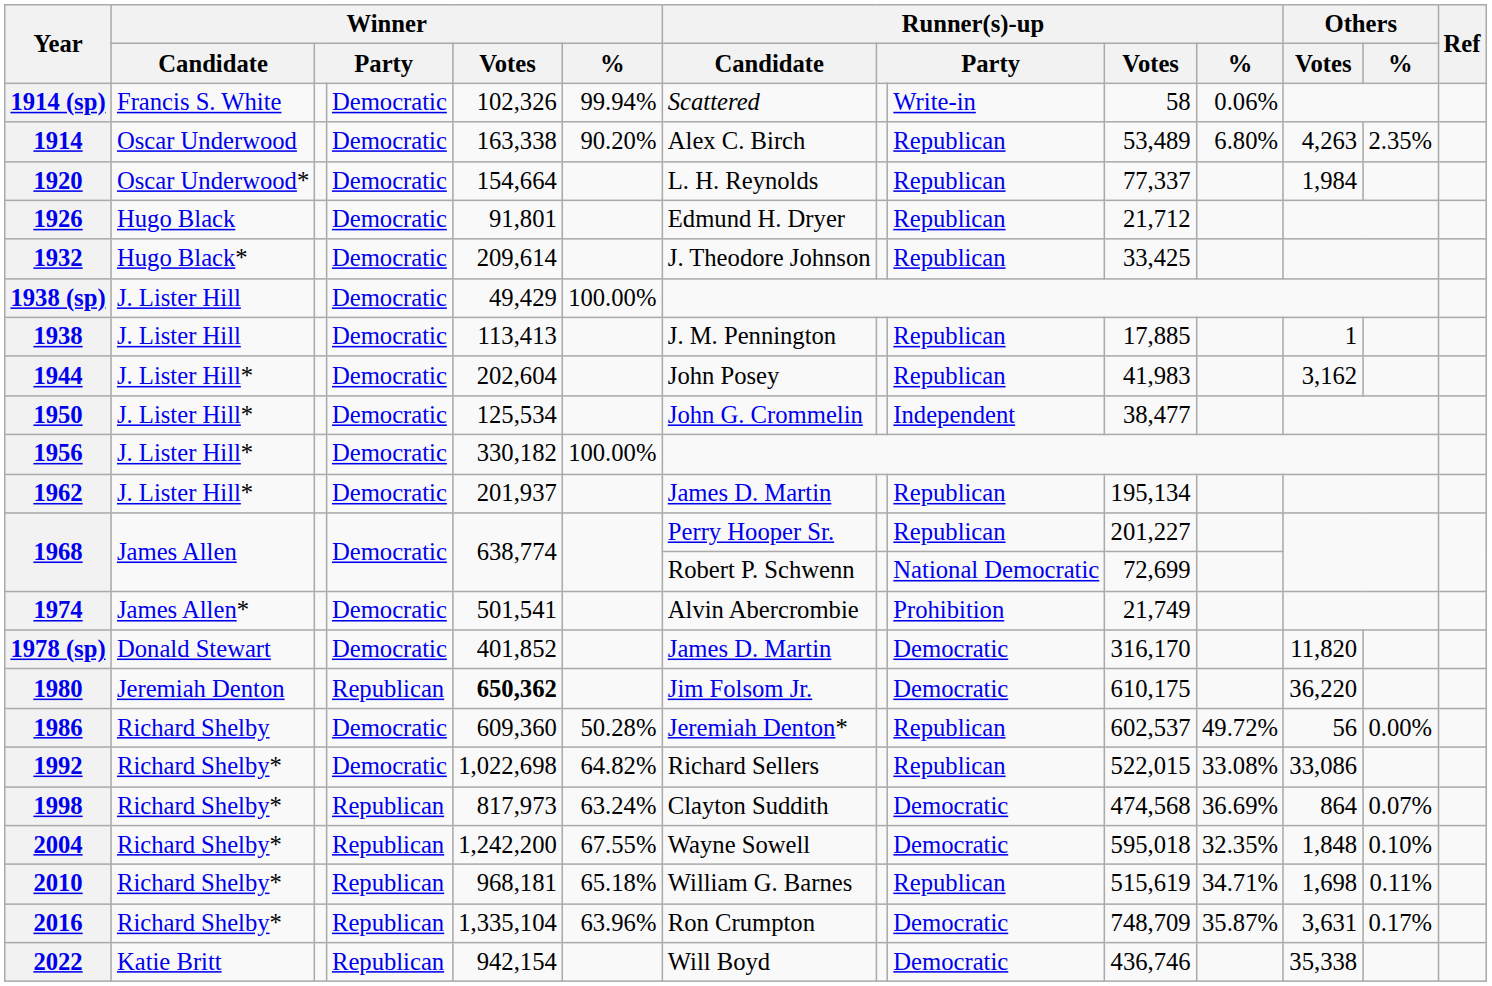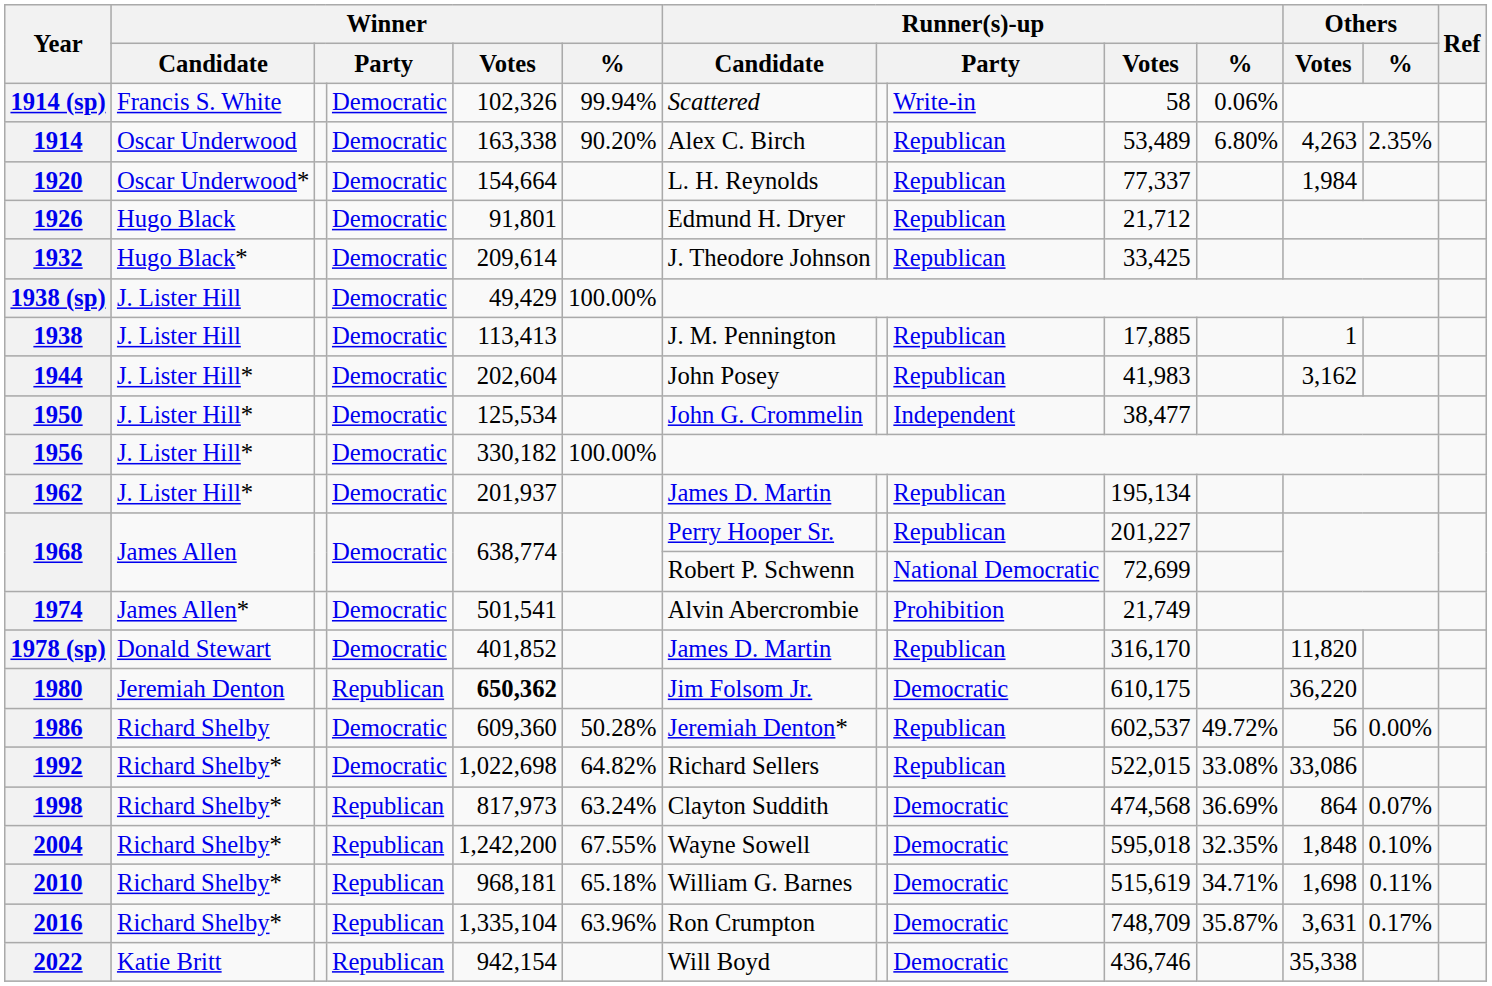(951, 649) Democratic -> (949, 649) Republican
(949, 883) Republican -> (951, 883) Democratic
